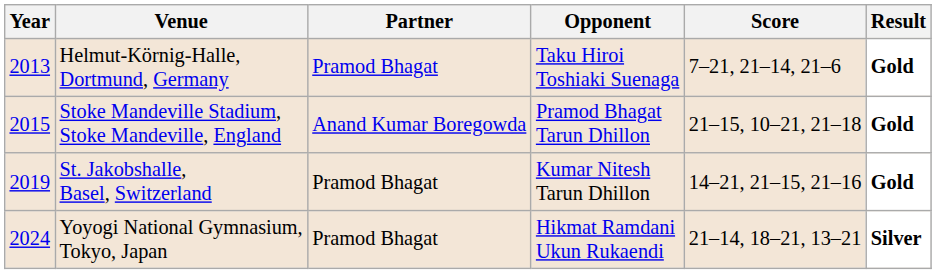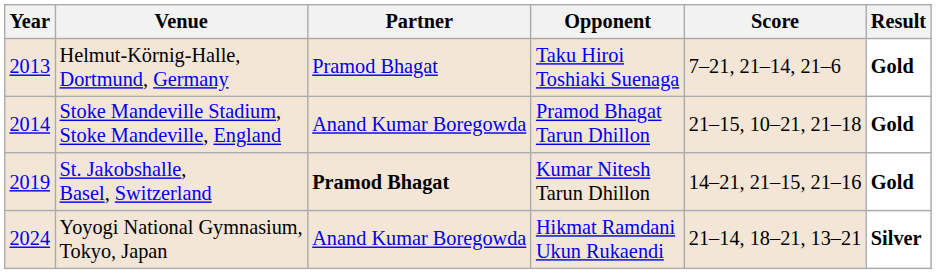(30, 124) 2015 -> (30, 124) 2014
(375, 182) normal -> (381, 182) bold
(375, 239) Pramod Bhagat -> (419, 239) Anand Kumar Boregowda
